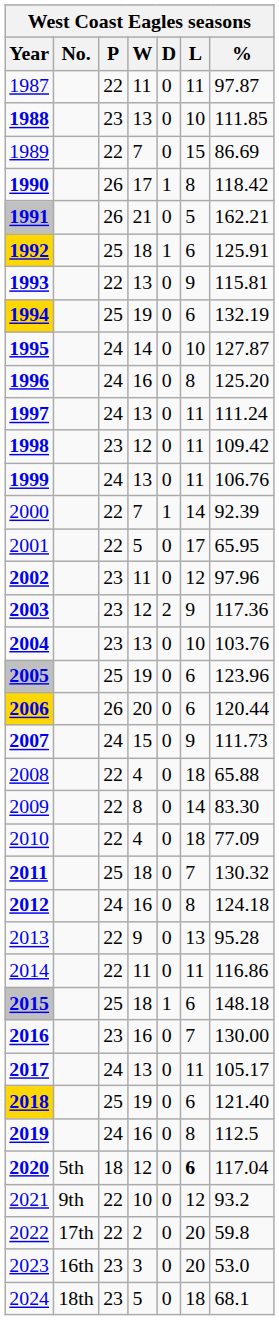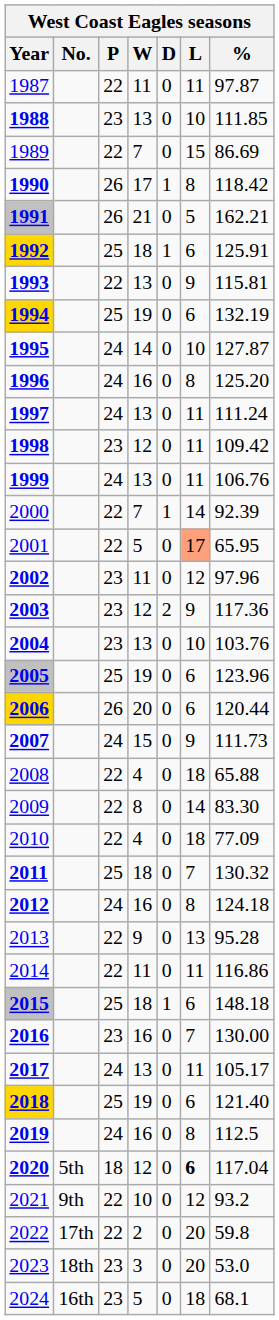(195, 544) no background -> (195, 544) lightsalmon background
(76, 1265) 16th -> (76, 1265) 18th
(76, 1298) 18th -> (76, 1298) 16th
